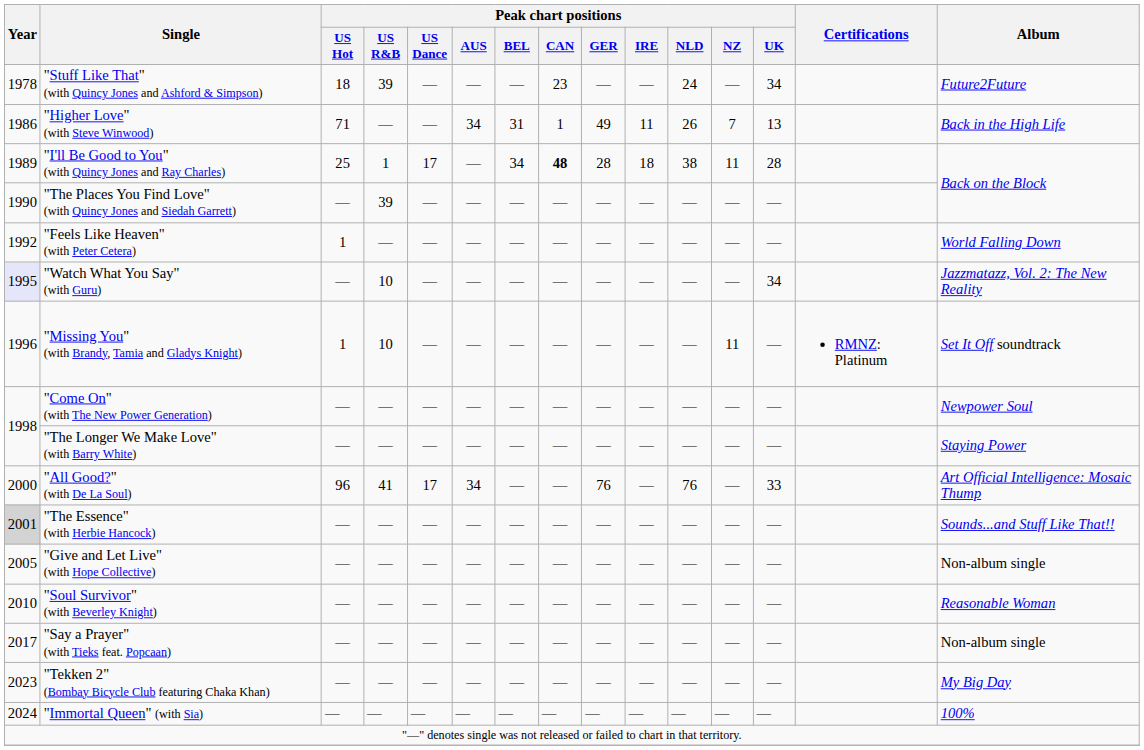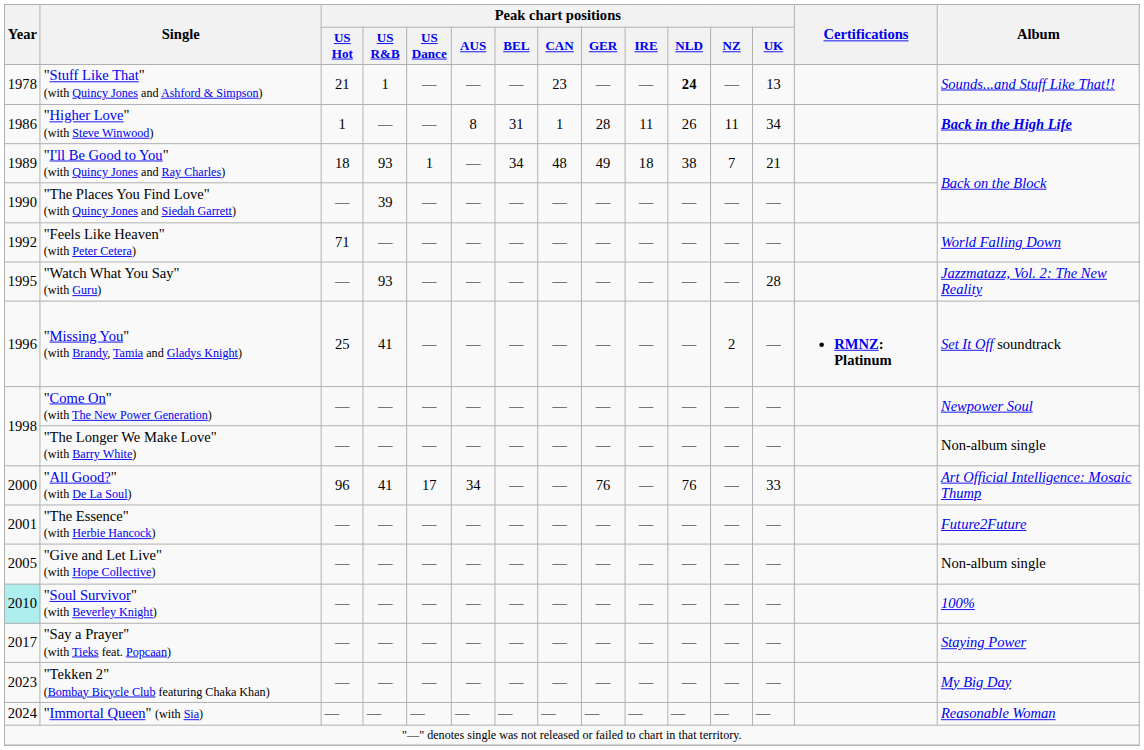(343, 84) 18 -> (342, 84) 21
(386, 84) 39 -> (385, 84) 1
(690, 84) normal -> (689, 84) bold
(774, 84) 34 -> (773, 84) 13
(983, 84) Future2Future -> (1028, 84) Sounds...and Stuff Like That!!
(343, 123) 71 -> (342, 123) 1
(474, 123) 34 -> (473, 123) 8
(604, 123) 49 -> (603, 123) 28
(732, 123) 7 -> (732, 123) 11
(774, 123) 13 -> (773, 123) 34
(1003, 123) normal -> (1006, 123) bold
(343, 163) 25 -> (342, 163) 18
(386, 163) 1 -> (385, 163) 93
(430, 163) 17 -> (429, 163) 1
(560, 163) bold -> (560, 163) normal
(604, 163) 28 -> (603, 163) 49
(732, 163) 11 -> (732, 163) 7
(774, 163) 28 -> (773, 163) 21
(343, 242) 1 -> (342, 242) 71
(22, 281) lavender background -> (22, 281) no background
(386, 281) 10 -> (385, 281) 93
(774, 281) 34 -> (773, 281) 28
(343, 343) 1 -> (342, 343) 25
(386, 343) 10 -> (385, 343) 41
(732, 343) 11 -> (732, 343) 2
(866, 352) normal -> (866, 352) bold
(983, 445) Staying Power -> (993, 445) Non-album single
(22, 524) lightgrey background -> (22, 524) no background
(1028, 524) Sounds...and Stuff Like That!! -> (984, 524) Future2Future
(22, 603) no background -> (22, 603) paleturquoise background
(998, 603) Reasonable Woman -> (958, 603) 100%
(993, 643) Non-album single -> (984, 643) Staying Power
(958, 713) 100% -> (998, 713) Reasonable Woman
